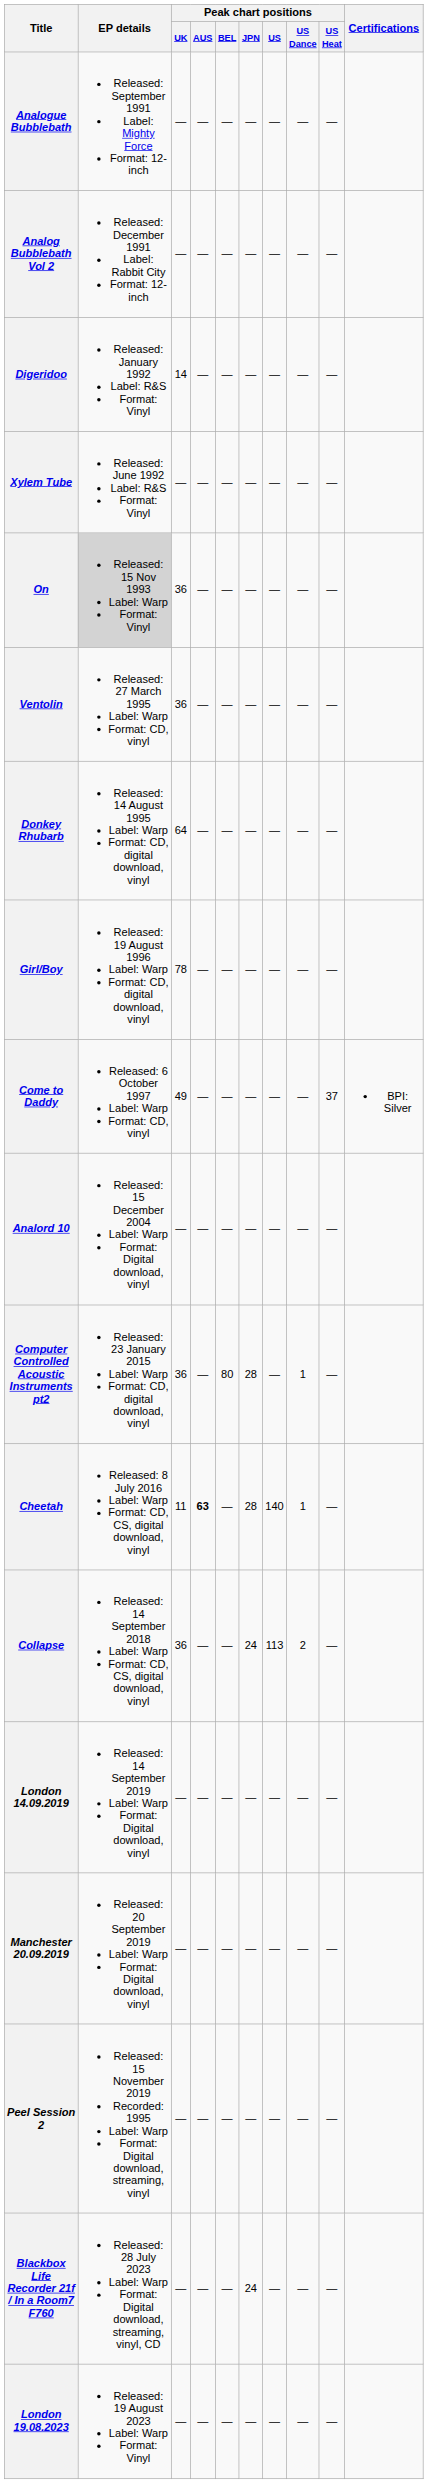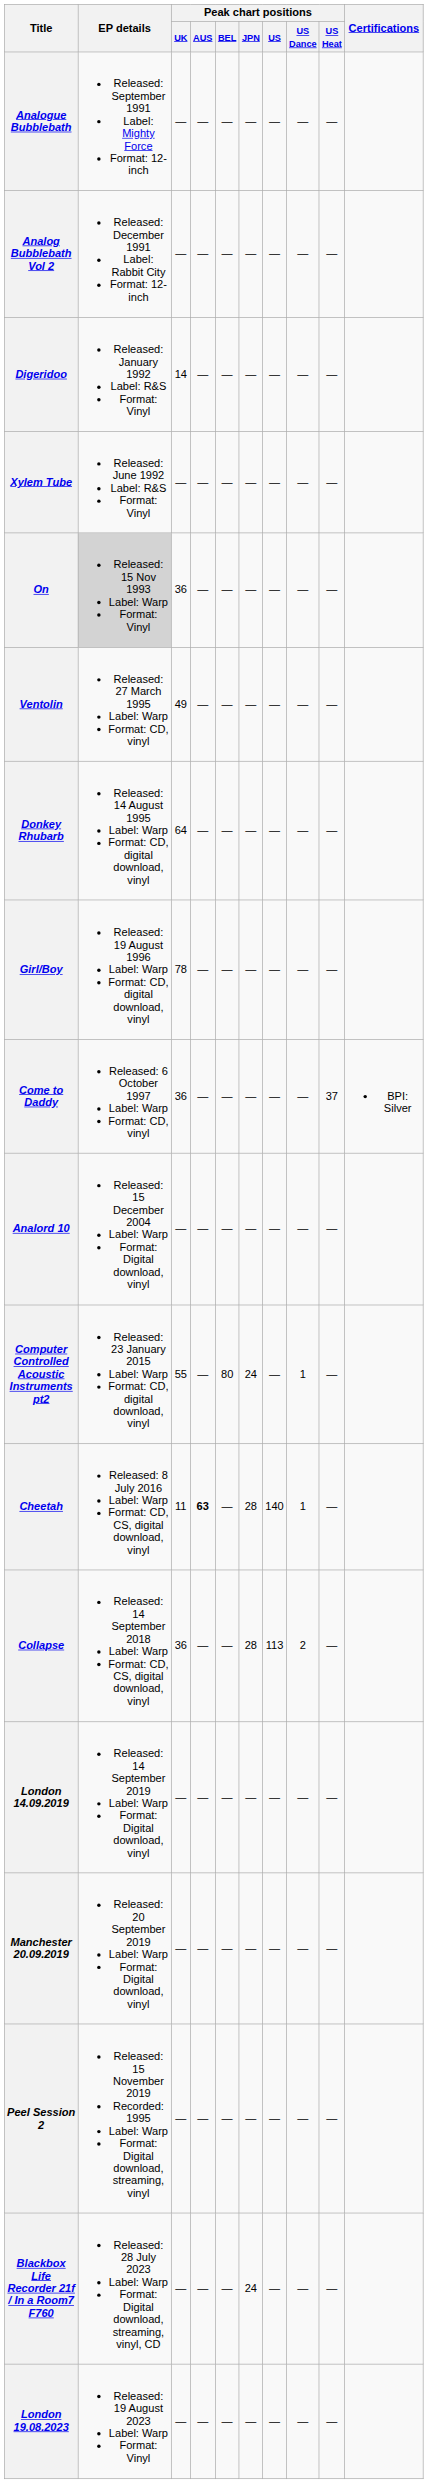(181, 704) 36 -> (181, 704) 49
(181, 1096) 49 -> (181, 1096) 36
(181, 1374) 36 -> (181, 1374) 55
(251, 1374) 28 -> (251, 1374) 24
(251, 1645) 24 -> (251, 1645) 28
